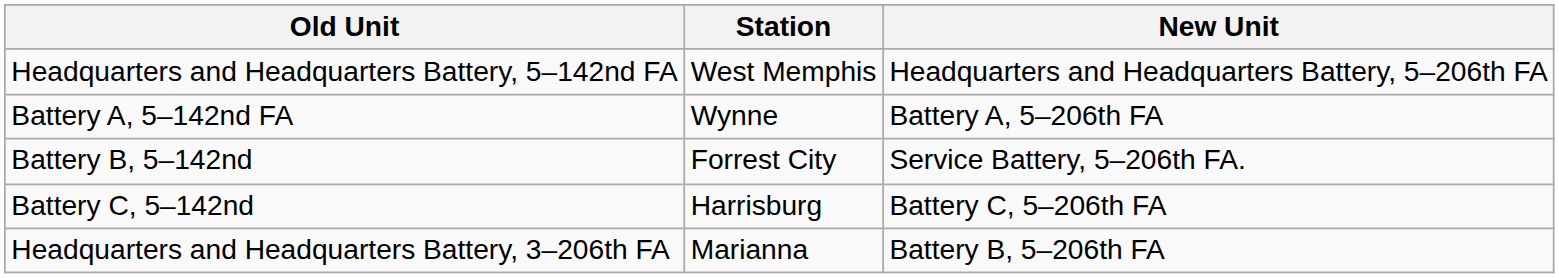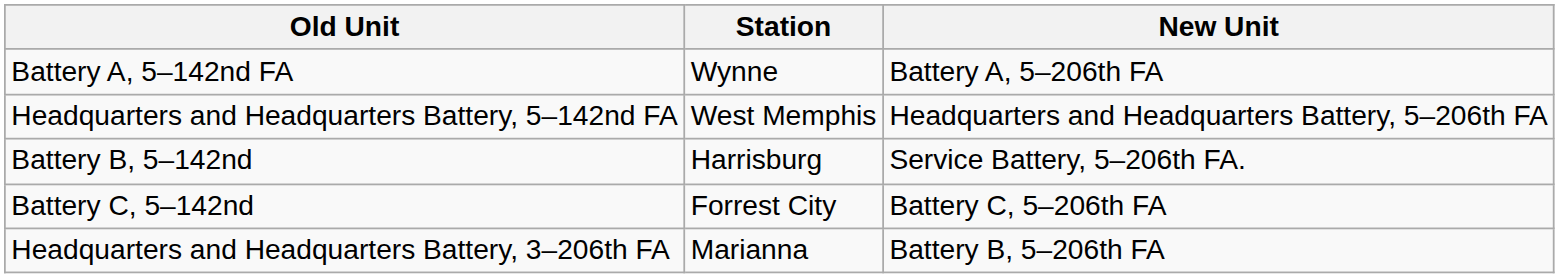rows swapped: (345, 71) <-> (152, 116)
(763, 160) Forrest City -> (756, 160) Harrisburg
(756, 205) Harrisburg -> (763, 205) Forrest City
